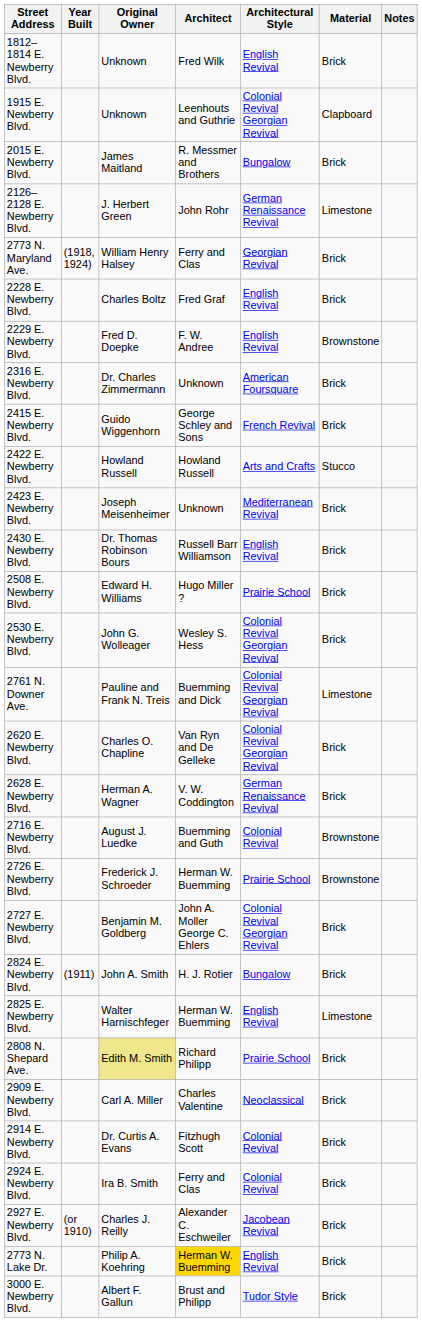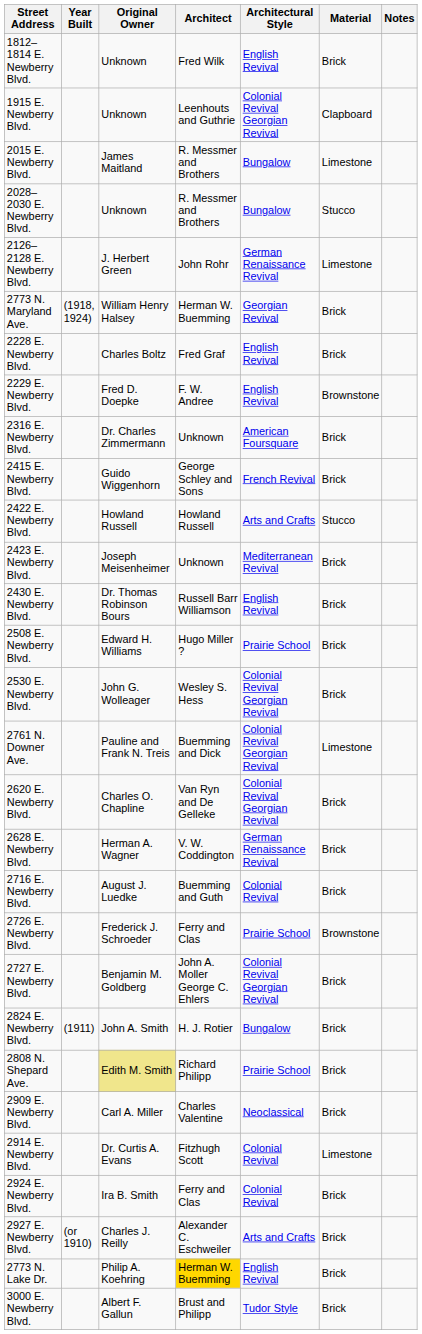(334, 162) Brick -> (347, 162) Limestone
+ row: (30, 210)
(202, 258) Ferry and Clas -> (206, 312) Herman W. Buemming
(351, 837) Brownstone -> (334, 891) Brick
(206, 879) Herman W. Buemming -> (202, 933) Ferry and Clas
- row: (30, 1016)
(334, 1142) Brick -> (347, 1154) Limestone
(266, 1225) Jacobean Revival -> (279, 1237) Arts and Crafts
